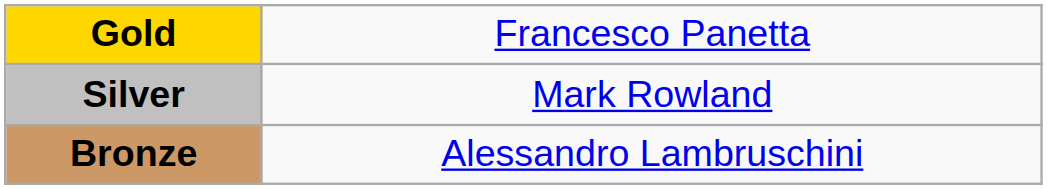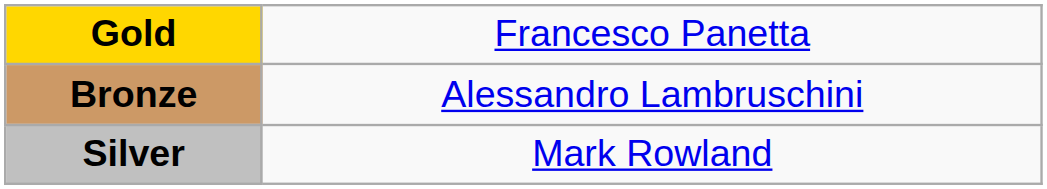rows swapped: (134, 93) <-> (134, 153)
